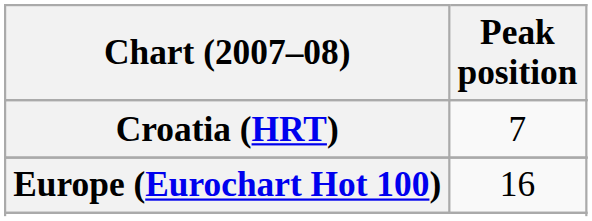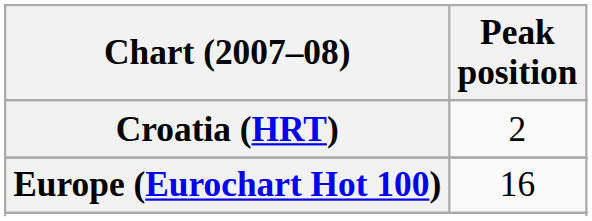(517, 128) 7 -> (517, 128) 2
